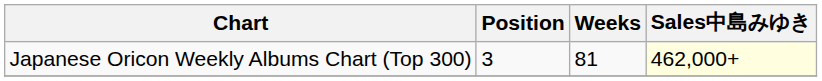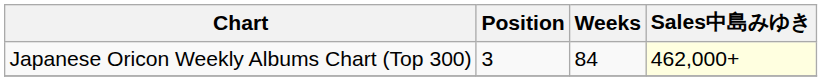(586, 58) 81 -> (586, 58) 84
